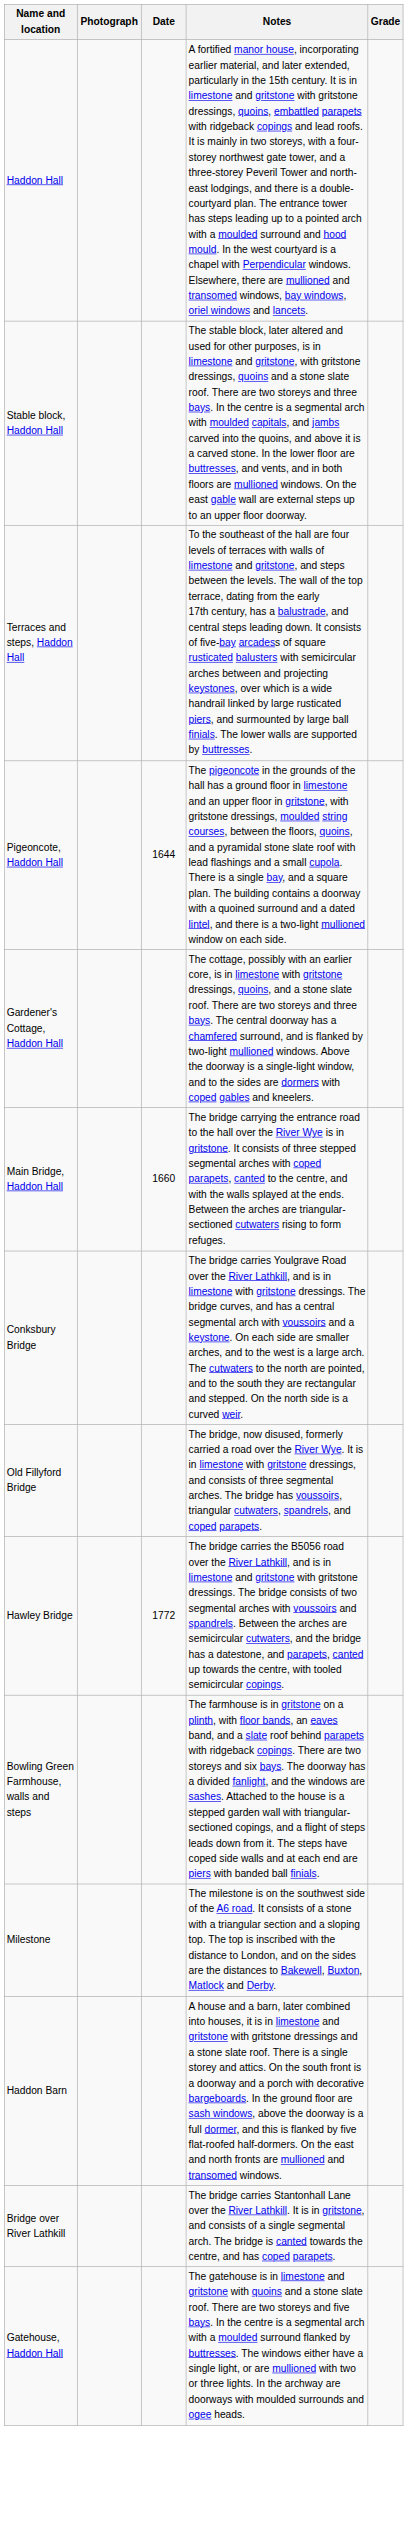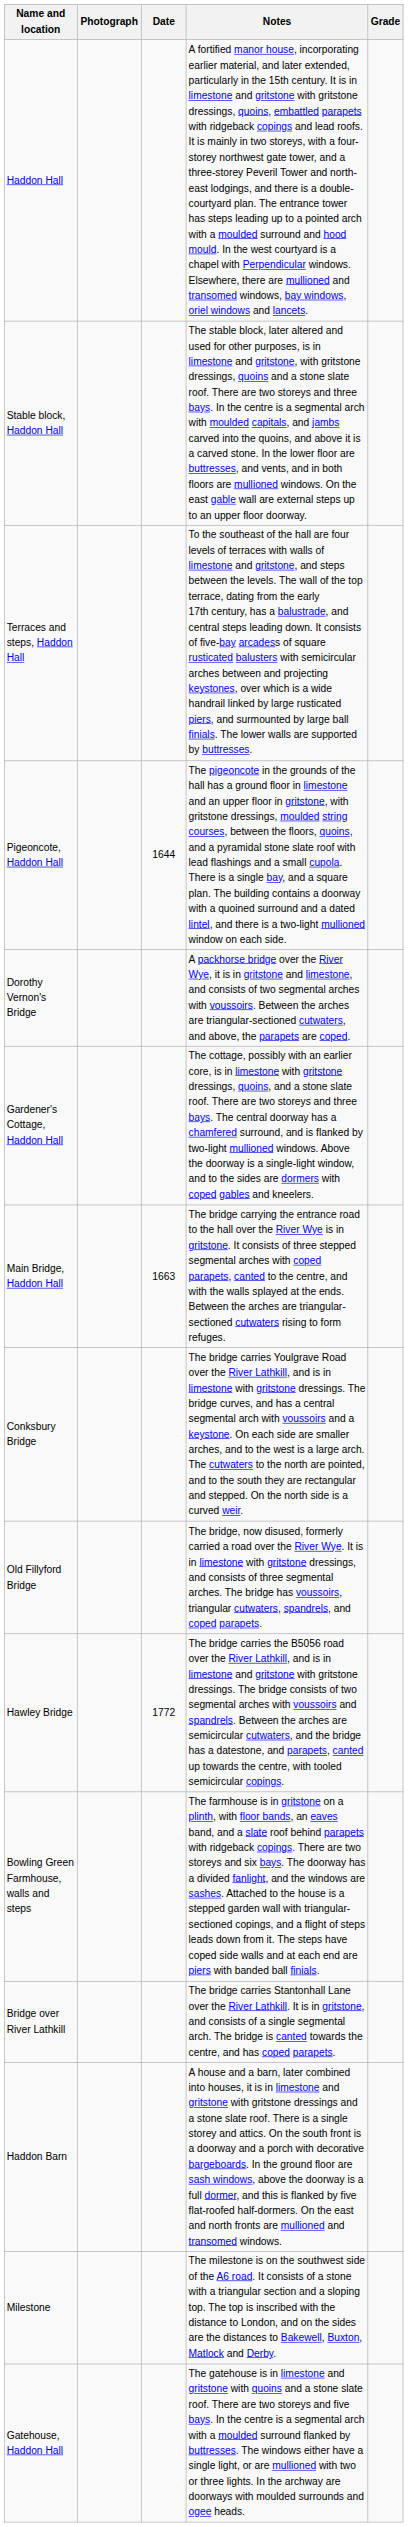+ row: (26, 998)
(164, 1179) 1660 -> (164, 1276) 1663
rows swapped: (36, 2226) <-> (29, 1940)
